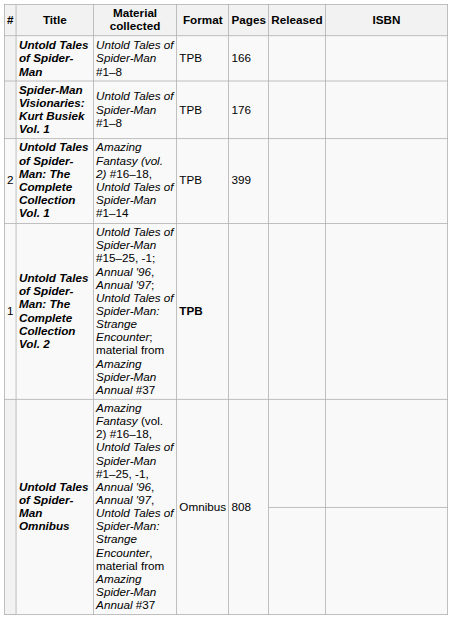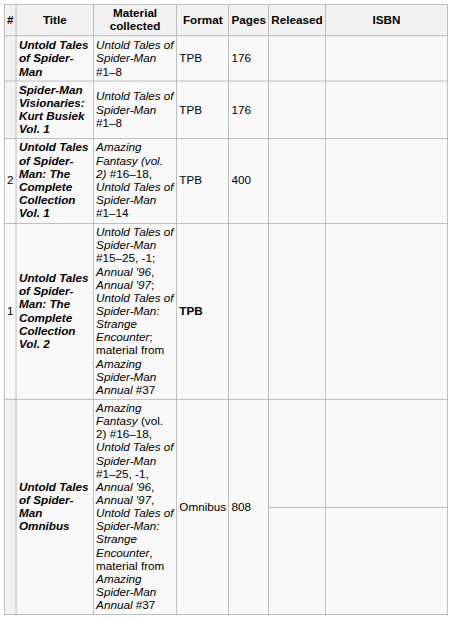(241, 58) 166 -> (241, 58) 176
(241, 181) 399 -> (241, 181) 400
